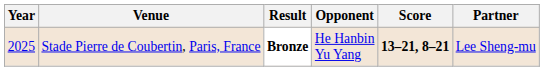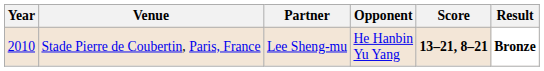columns swapped: (496, 16) <-> (288, 16)
(21, 46) 2025 -> (21, 46) 2010
